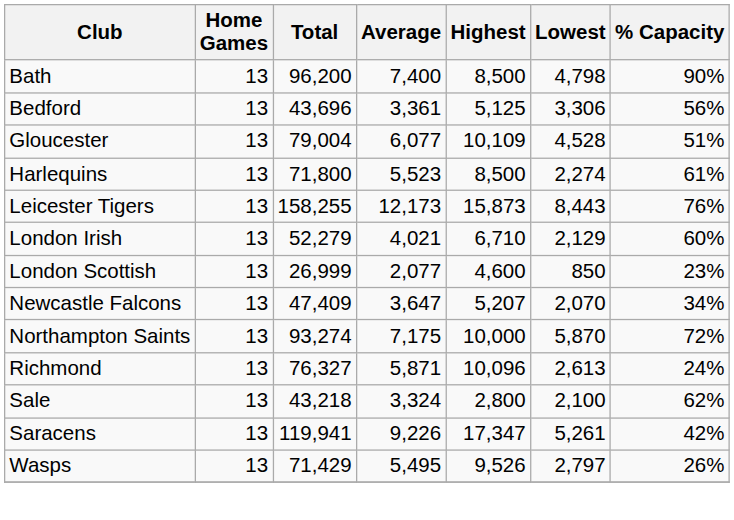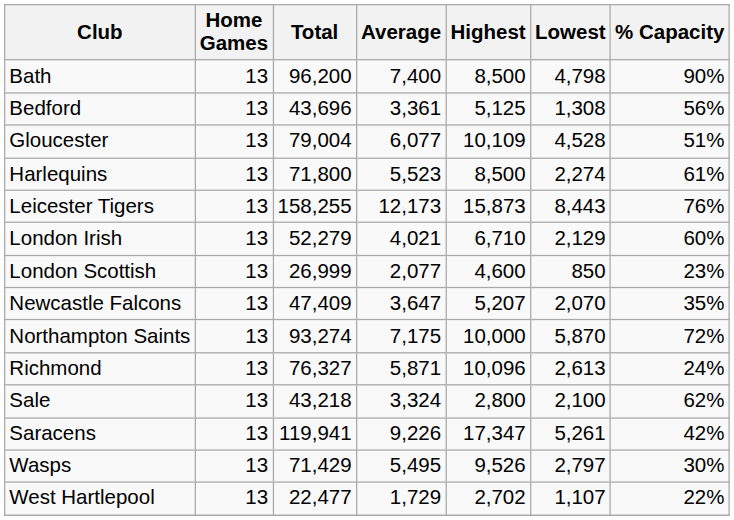(580, 108) 3,306 -> (580, 108) 1,308
(704, 303) 34% -> (704, 303) 35%
(704, 466) 26% -> (704, 466) 30%
+ row: (82, 498)
